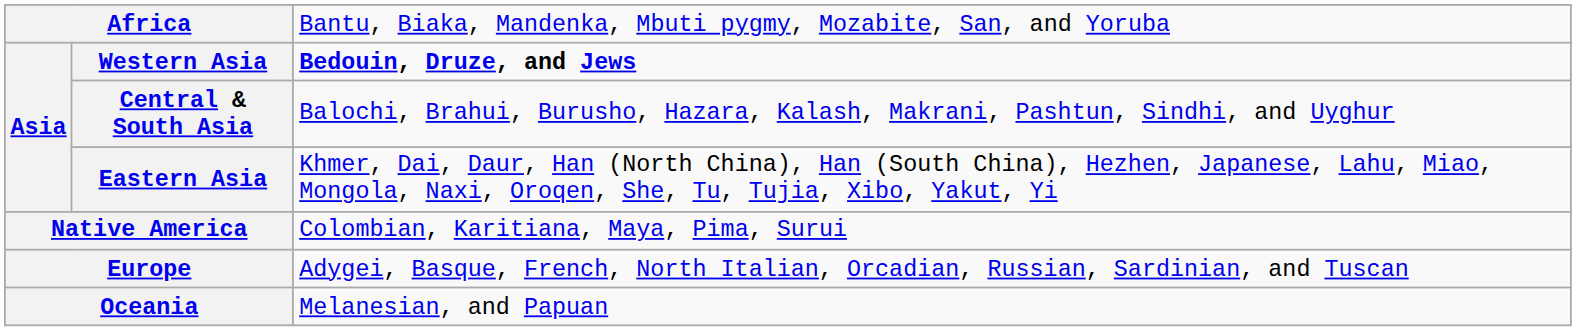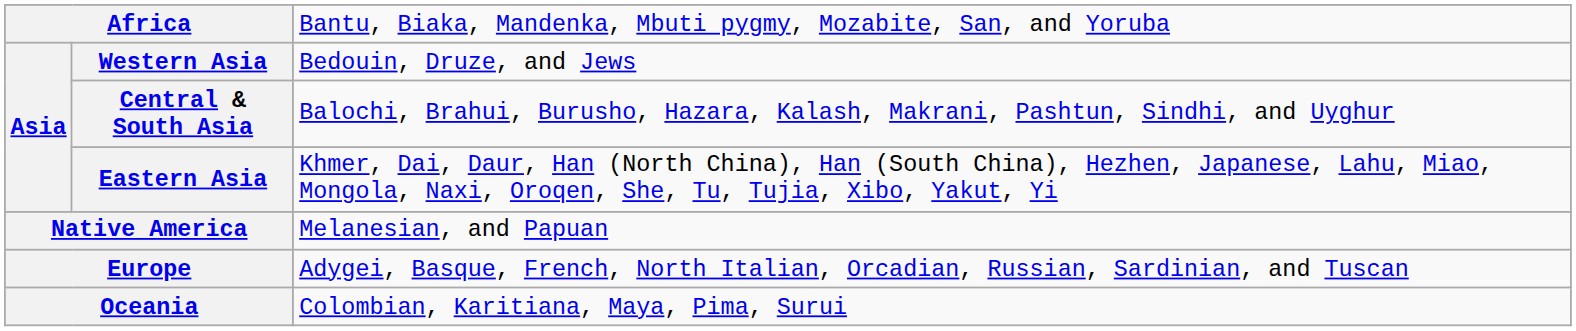(468, 62) bold -> (468, 62) normal
(573, 231) Colombian, Karitiana, Maya, Pima, Surui -> (454, 231) Melanesian, and Papuan
(454, 307) Melanesian, and Papuan -> (573, 307) Colombian, Karitiana, Maya, Pima, Surui
